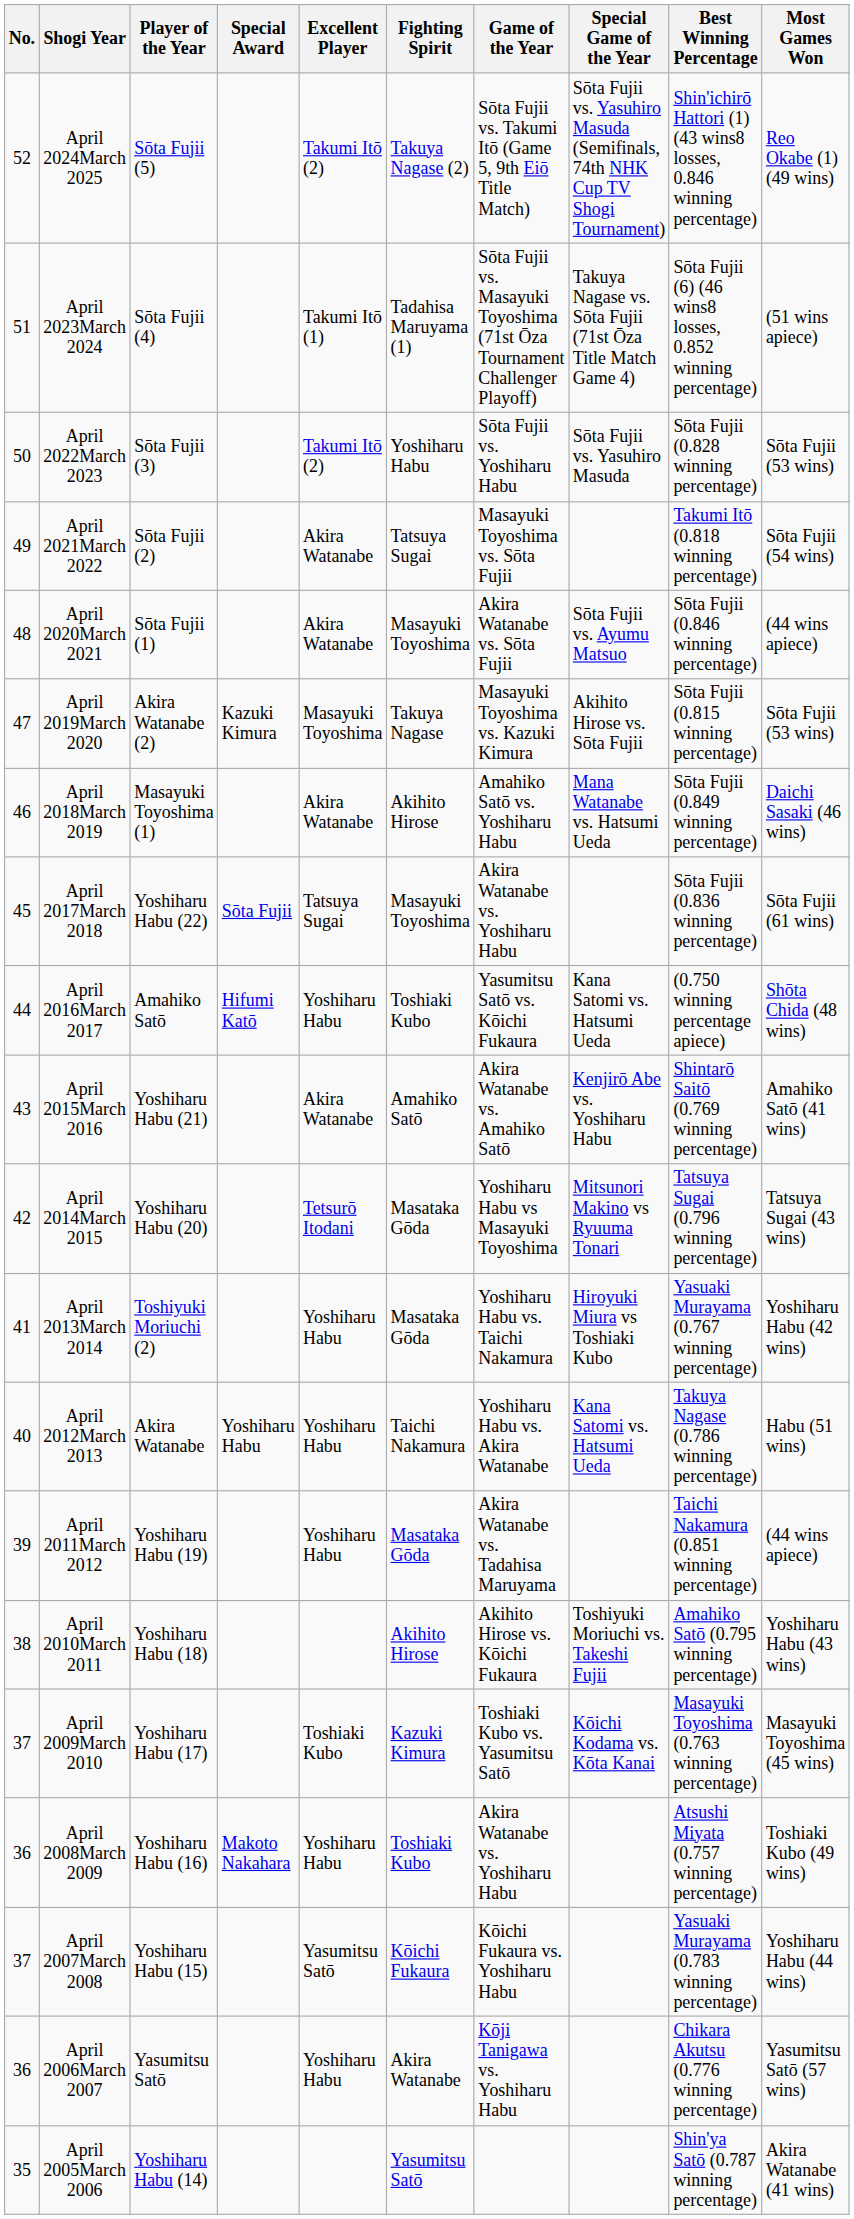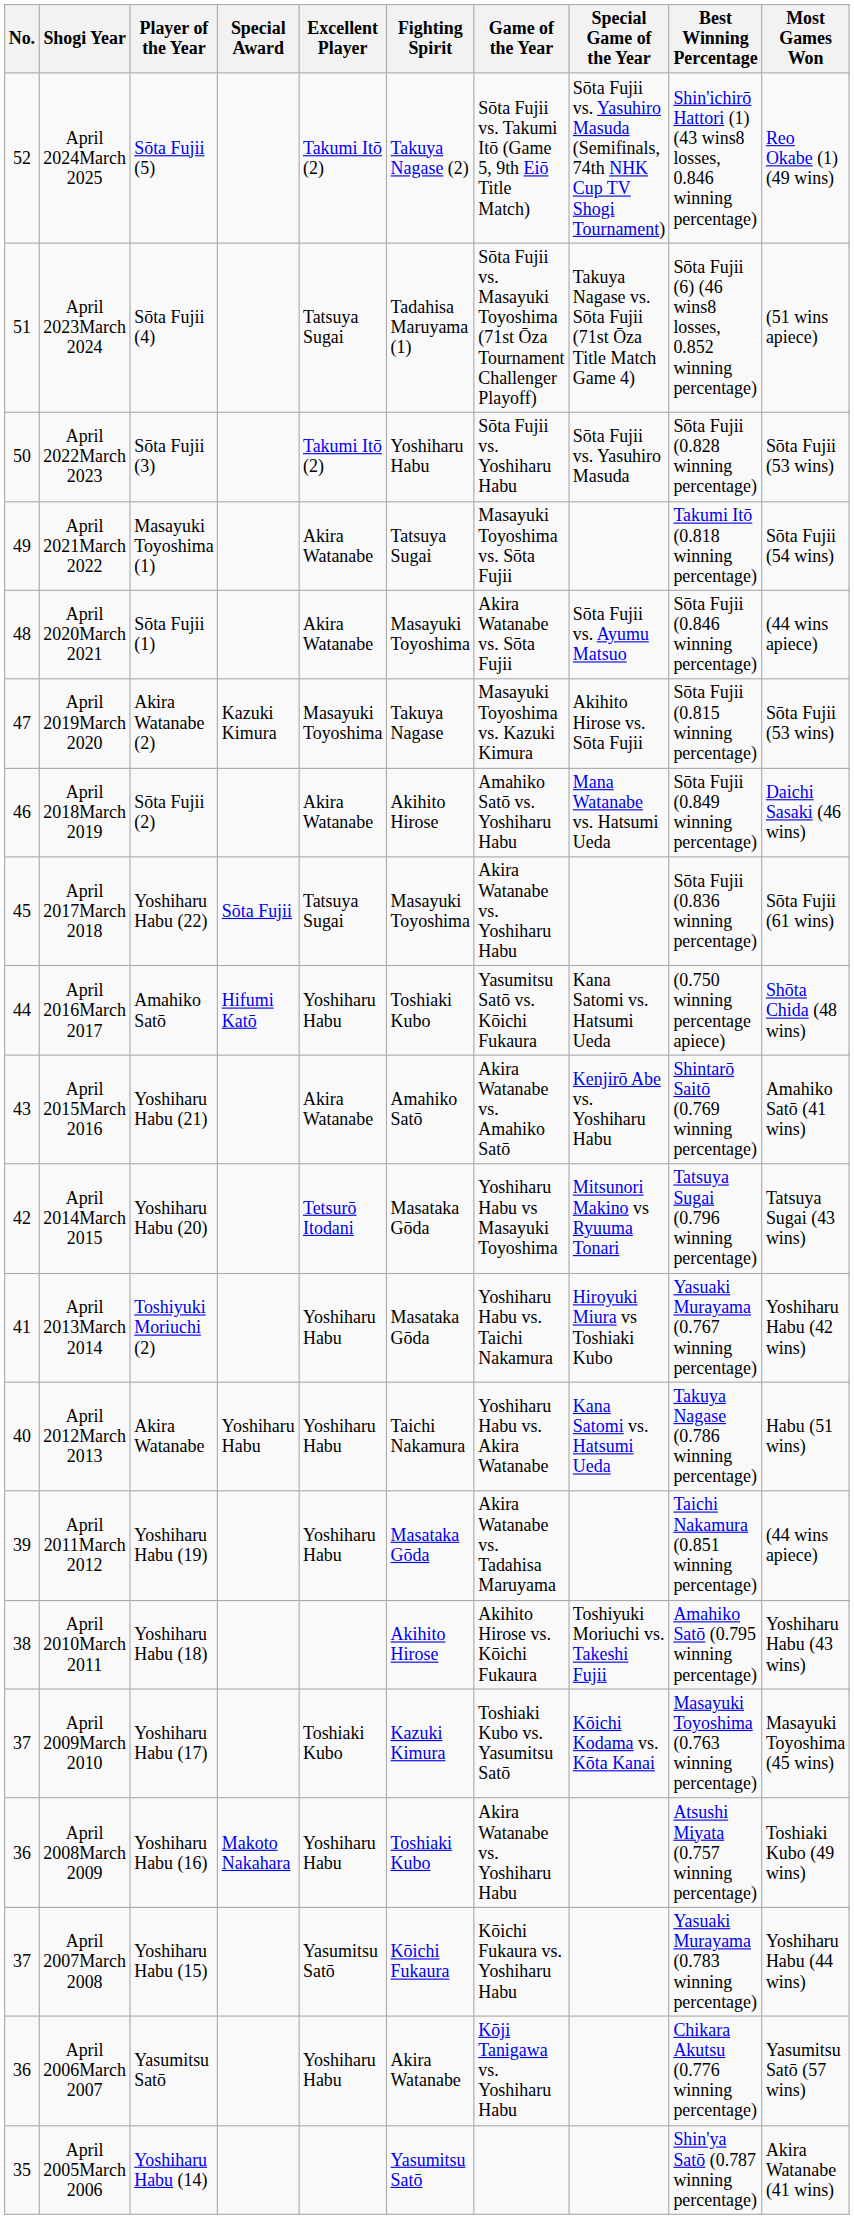(342, 327) Takumi Itō (1) -> (331, 327) Tatsuya Sugai
(169, 545) Sōta Fujii (2) -> (174, 545) Masayuki Toyoshima (1)
(174, 812) Masayuki Toyoshima (1) -> (169, 812) Sōta Fujii (2)
